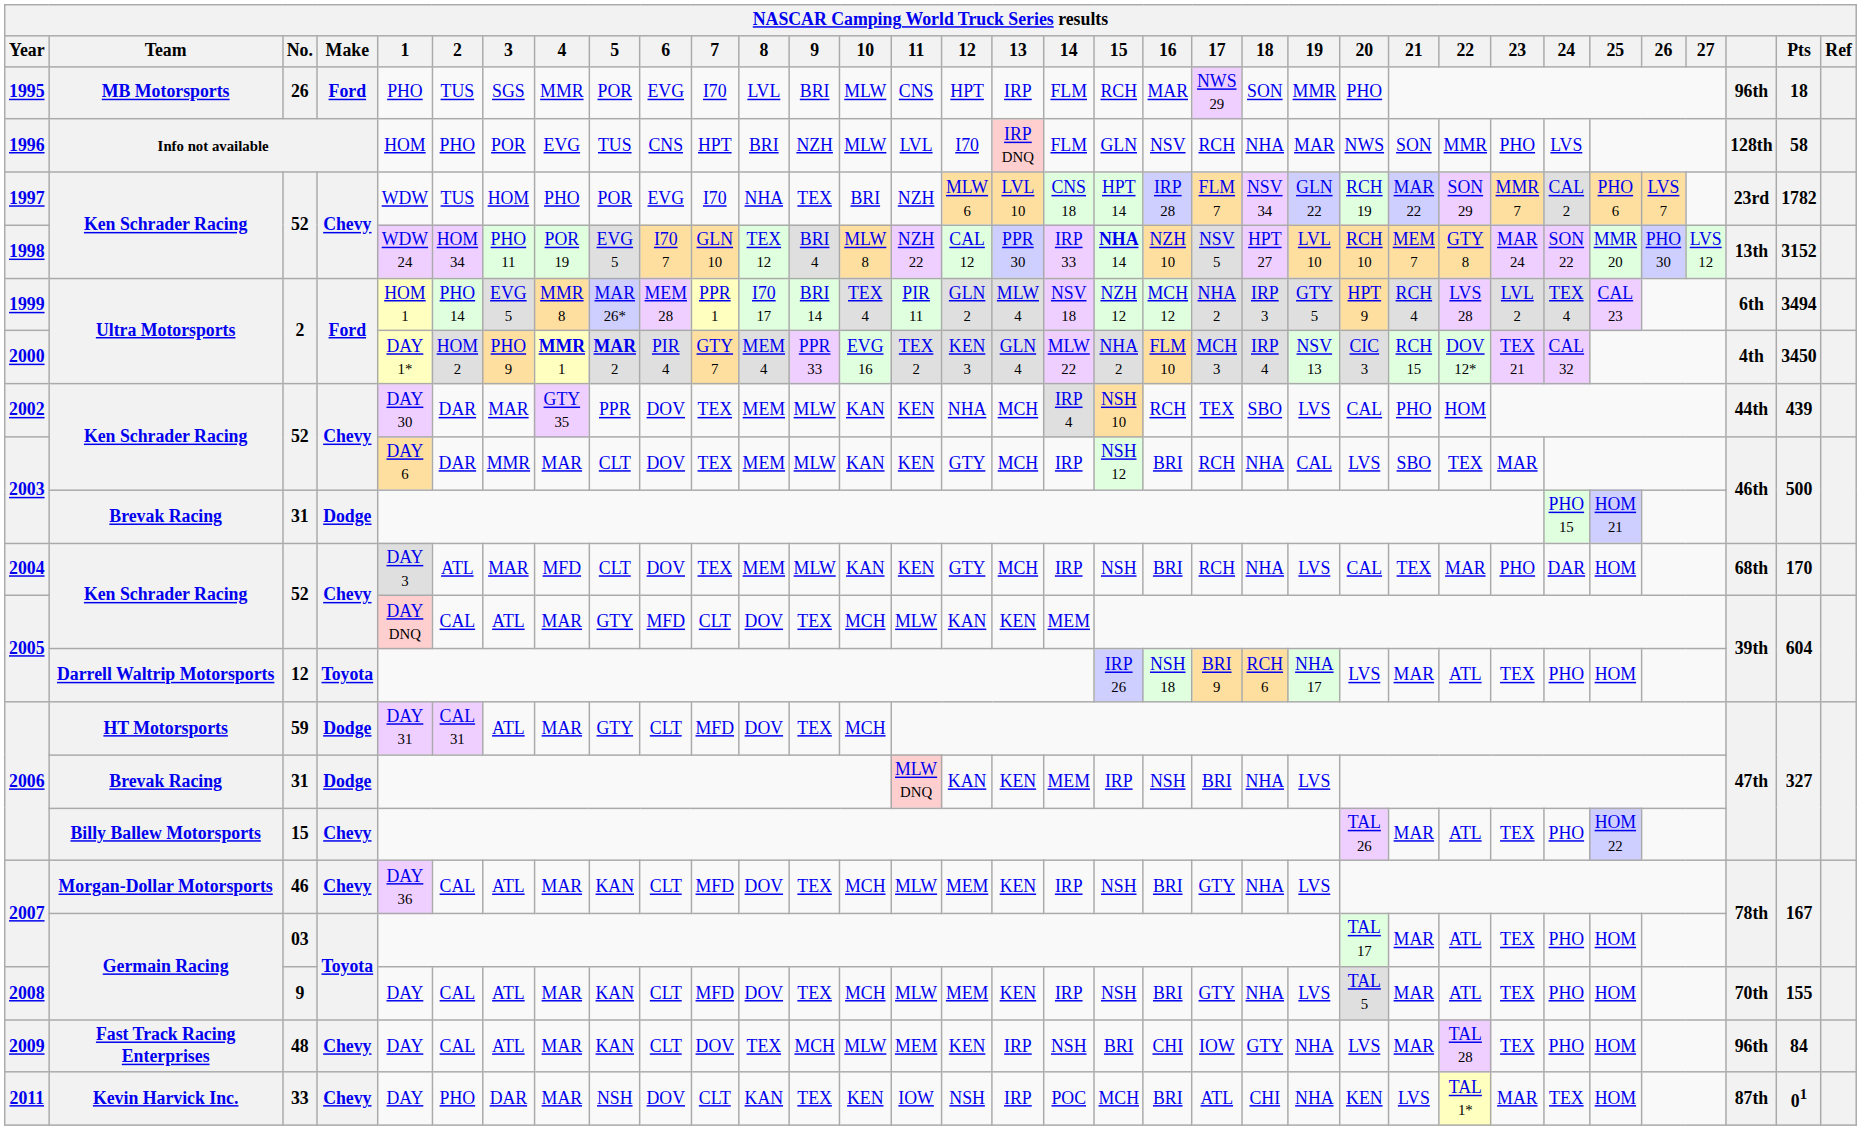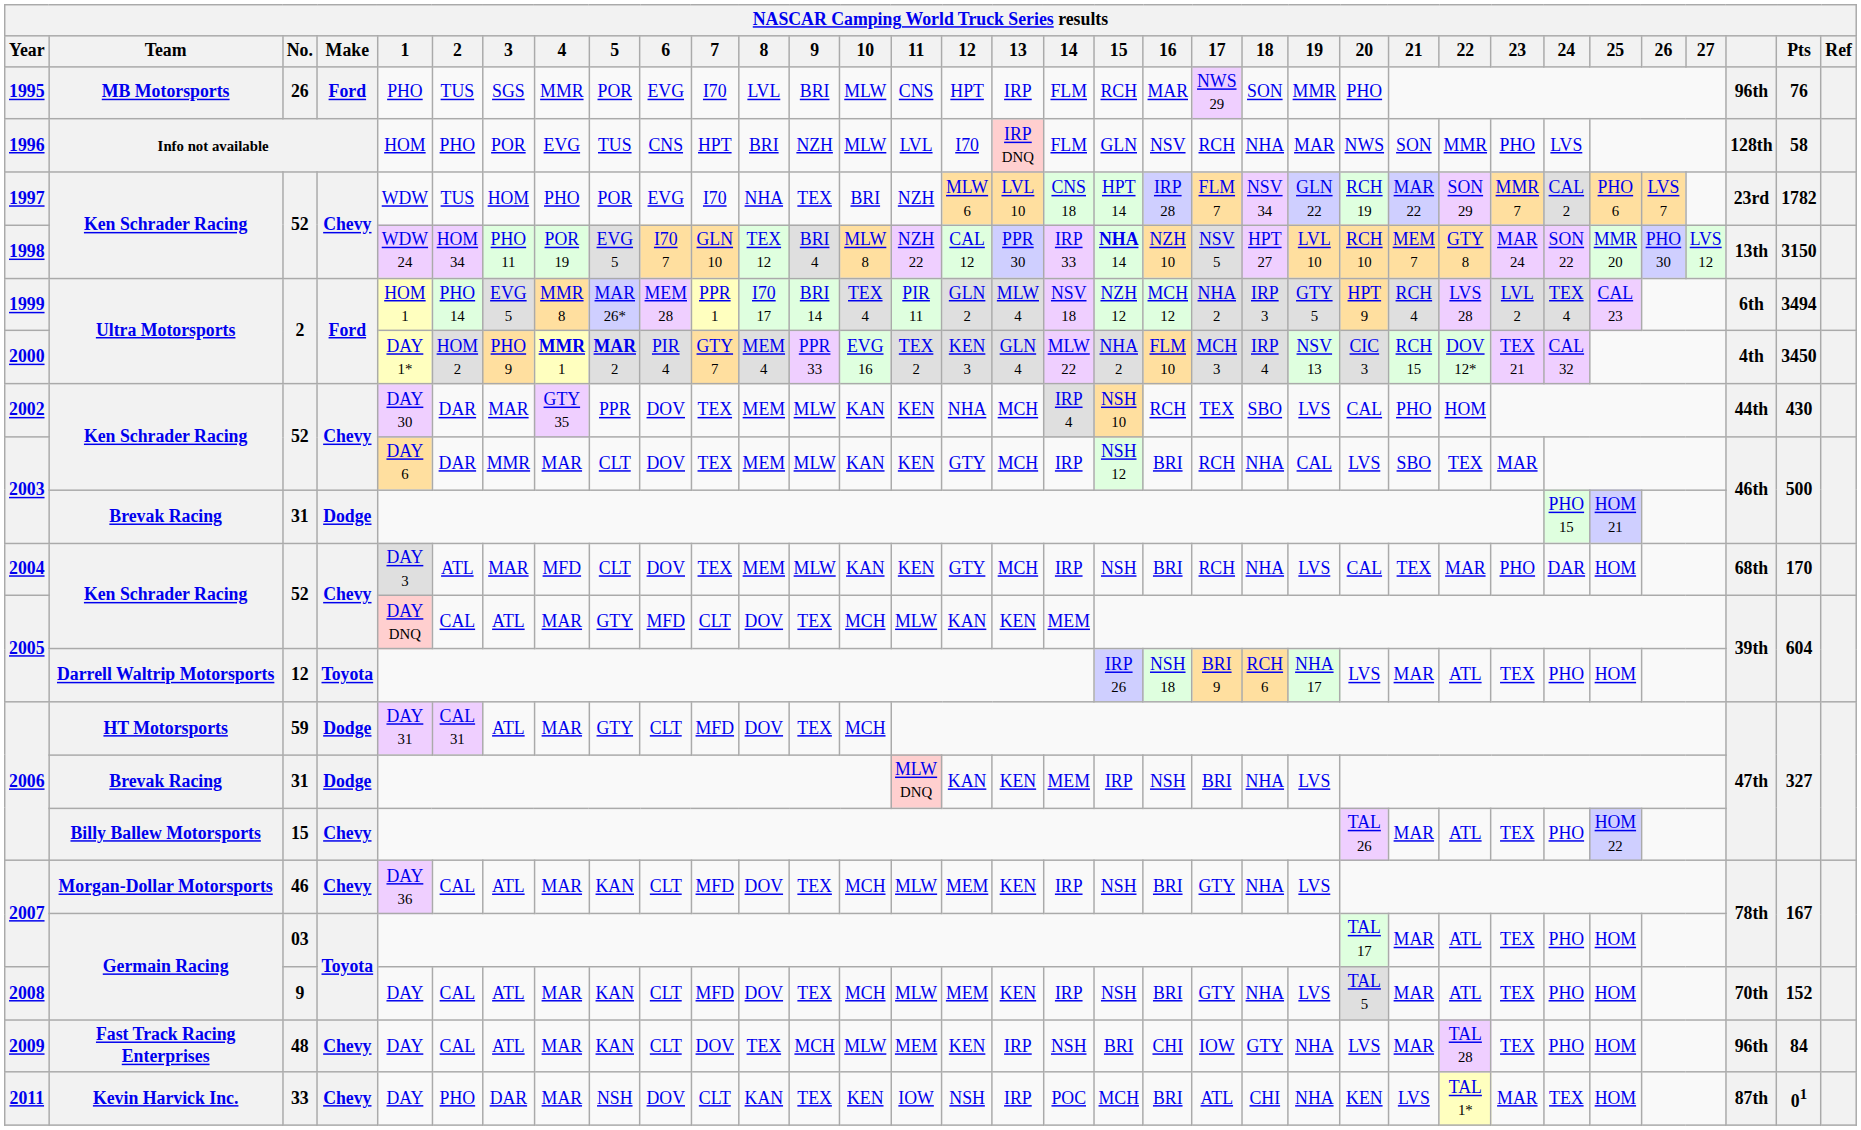(1799, 92) 18 -> (1799, 92) 76
(1799, 251) 3152 -> (1799, 251) 3150
(1799, 410) 439 -> (1799, 410) 430
(1799, 992) 155 -> (1799, 992) 152
